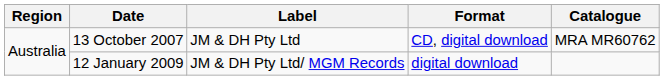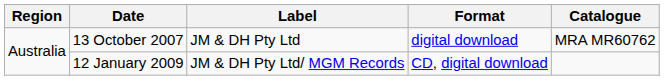(480, 39) CD, digital download -> (465, 39) digital download
(465, 63) digital download -> (480, 63) CD, digital download
